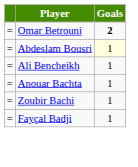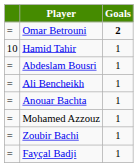+ row: (49, 48)
(110, 48) lightyellow background -> (118, 66) no background
+ row: (61, 118)
